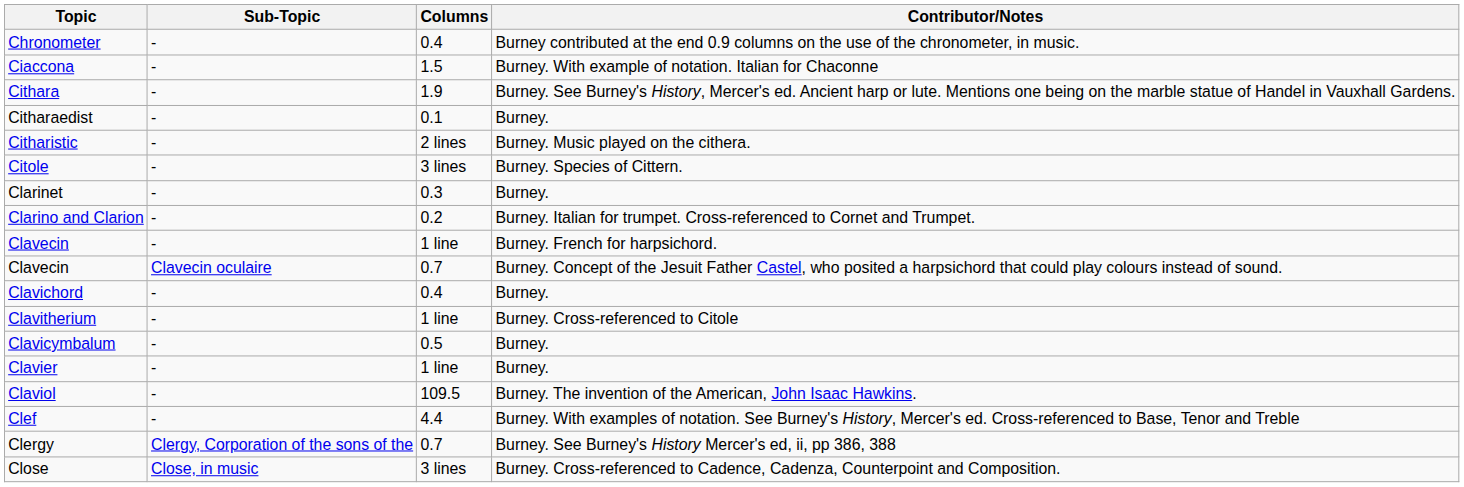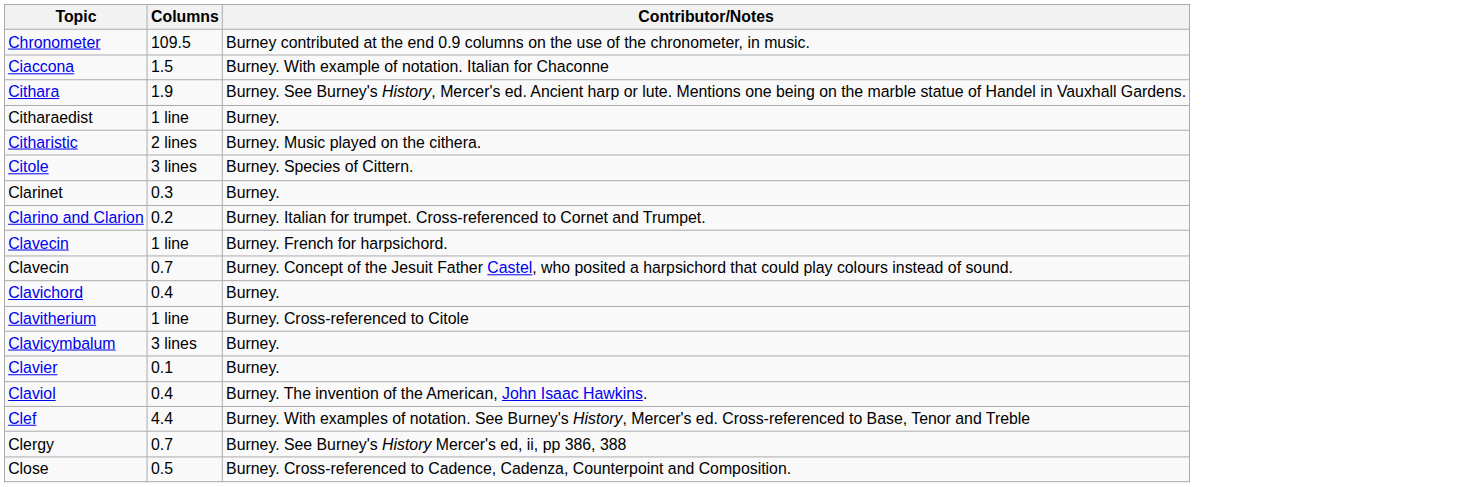- column: (282, 17)
(431, 42) 0.4 -> (171, 42) 109.5
(431, 117) 0.1 -> (170, 117) 1 line
(431, 343) 0.5 -> (174, 343) 3 lines
(439, 368) 1 line -> (162, 368) 0.1
(440, 393) 109.5 -> (162, 393) 0.4
(443, 469) 3 lines -> (162, 469) 0.5
